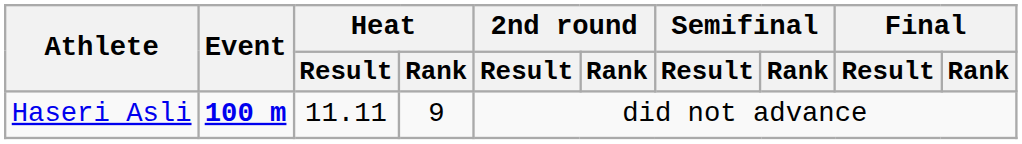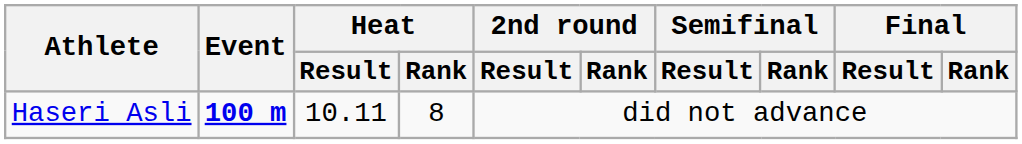(346, 114) 11.11 -> (346, 114) 10.11
(436, 114) 9 -> (436, 114) 8
